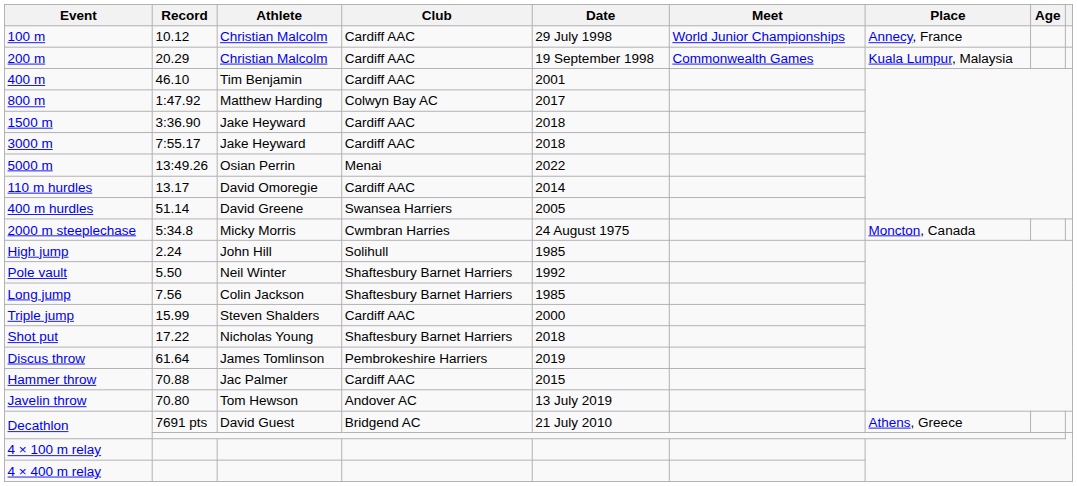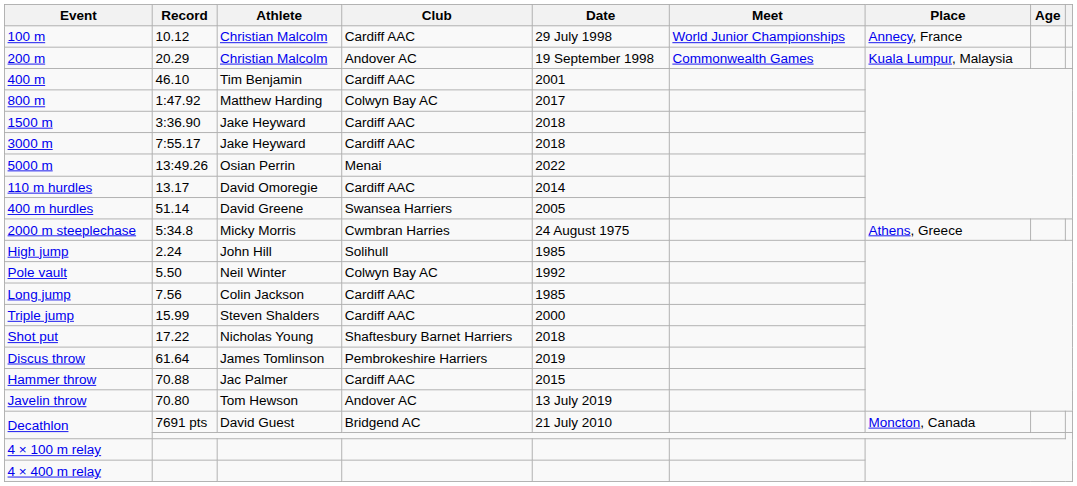(380, 58) Cardiff AAC -> (381, 58) Andover AC
(922, 229) Moncton, Canada -> (915, 229) Athens, Greece
(428, 272) Shaftesbury Barnet Harriers -> (391, 272) Colwyn Bay AC
(428, 294) Shaftesbury Barnet Harriers -> (380, 294) Cardiff AAC
(915, 422) Athens, Greece -> (922, 422) Moncton, Canada
